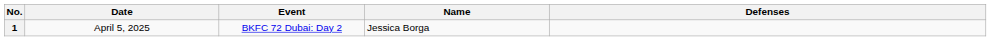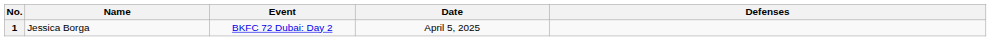columns swapped: (457, 12) <-> (122, 12)
